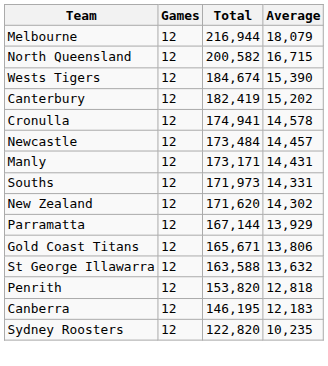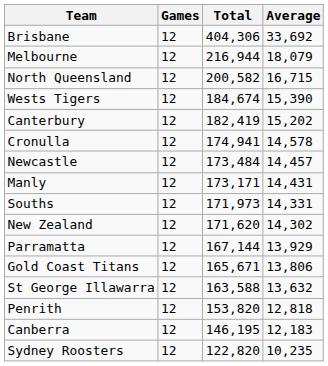+ row: (39, 36)
